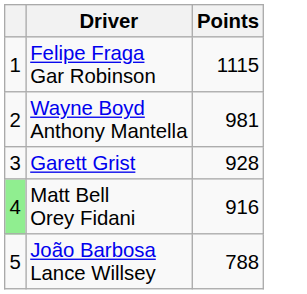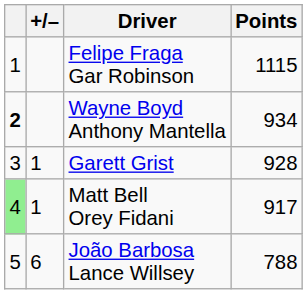+ column: (45, 21)
(15, 120) normal -> (15, 120) bold
(242, 120) 981 -> (280, 120) 934
(242, 207) 916 -> (280, 207) 917
